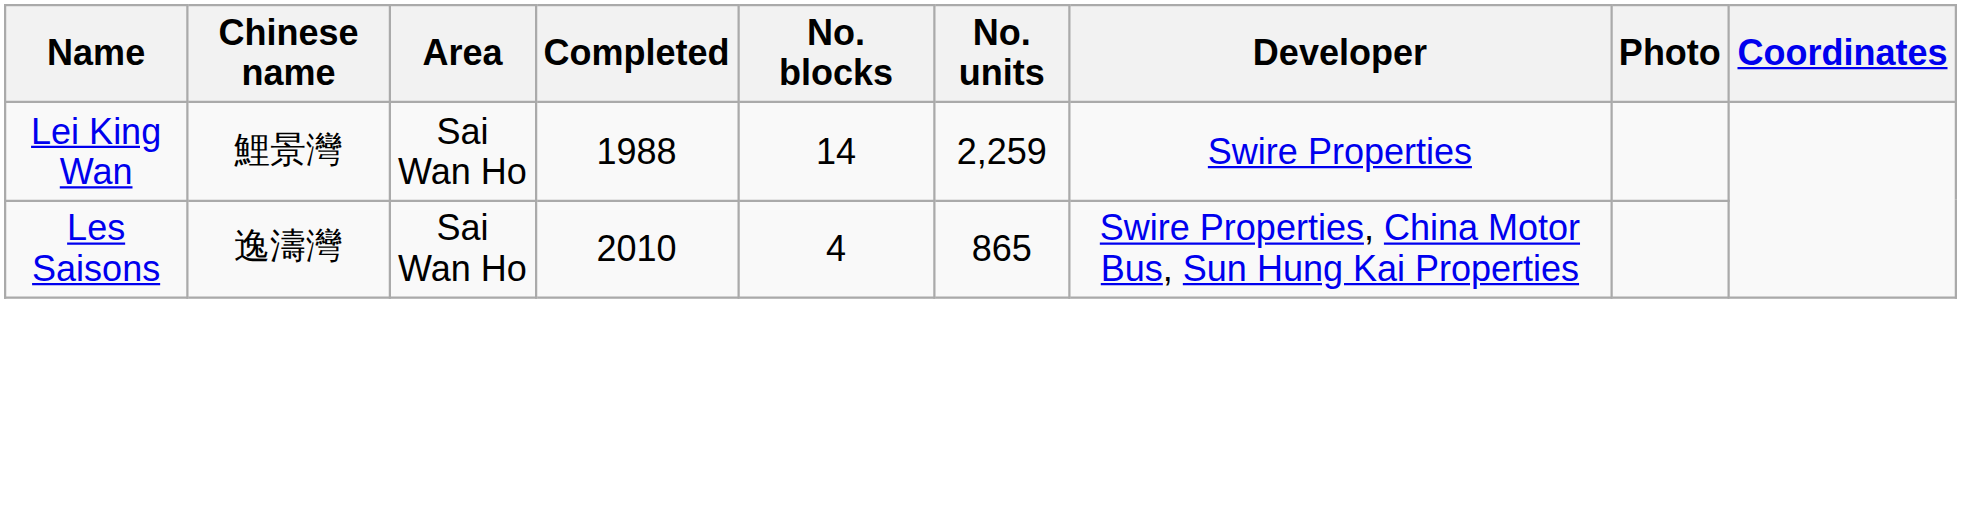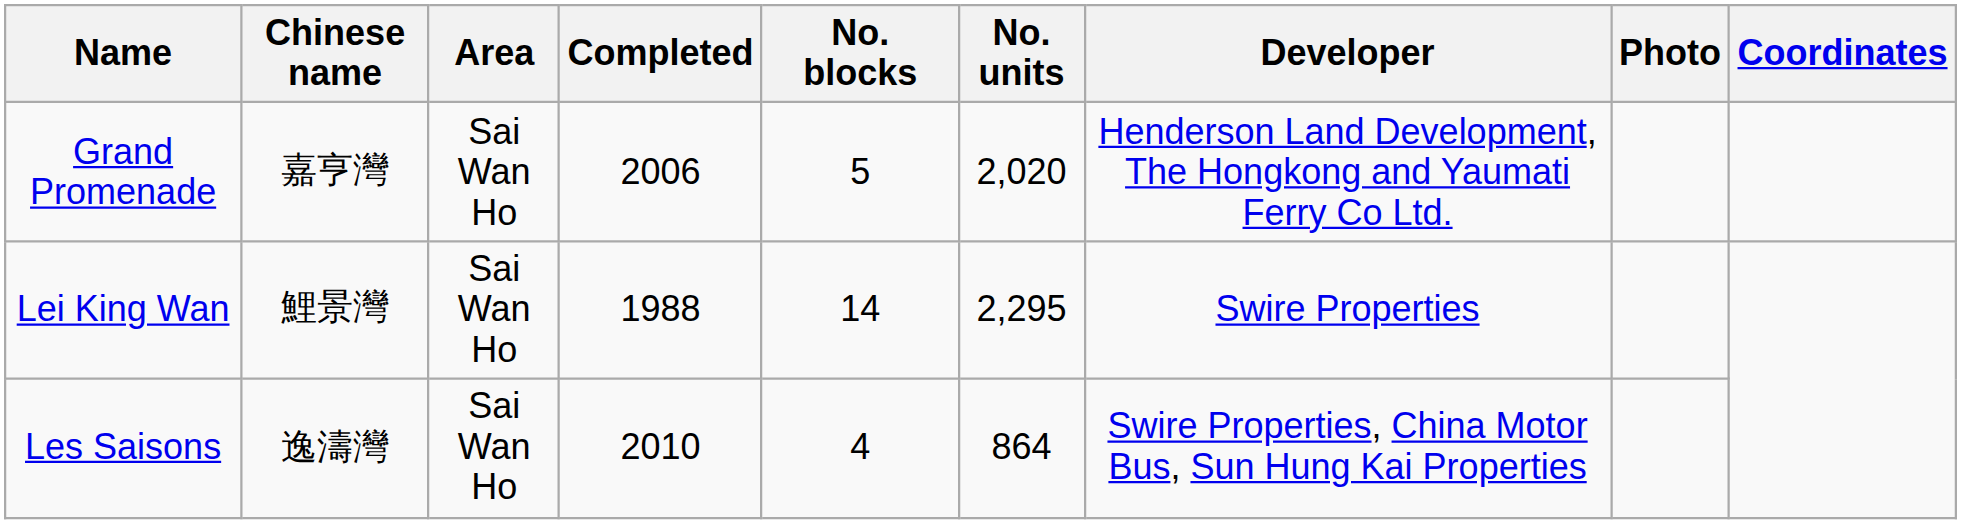+ row: (123, 171)
(1002, 150) 2,259 -> (1021, 309) 2,295
(1002, 248) 865 -> (1021, 447) 864
